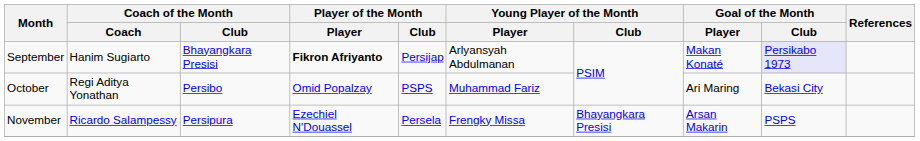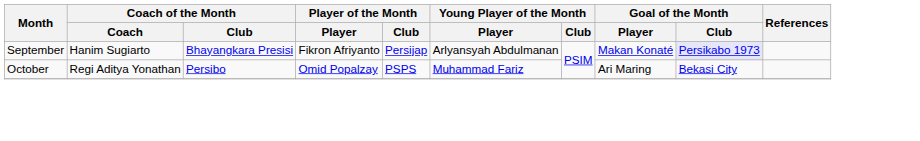(337, 57) bold -> (339, 50) normal
- row: (34, 120)
